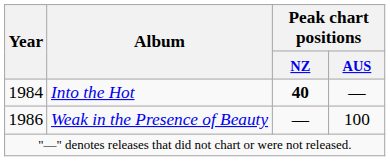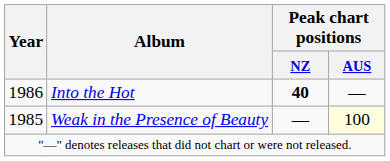(26, 92) 1984 -> (26, 92) 1986
(26, 119) 1986 -> (26, 119) 1985
(357, 119) no background -> (357, 119) lightyellow background
